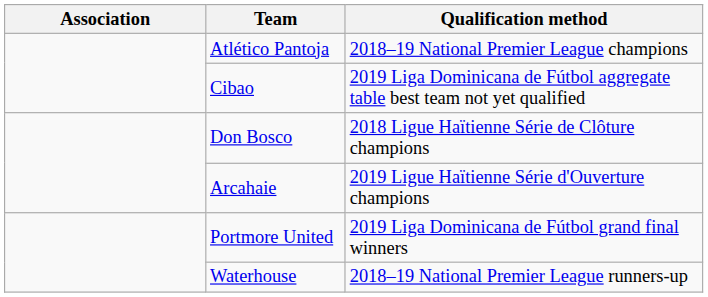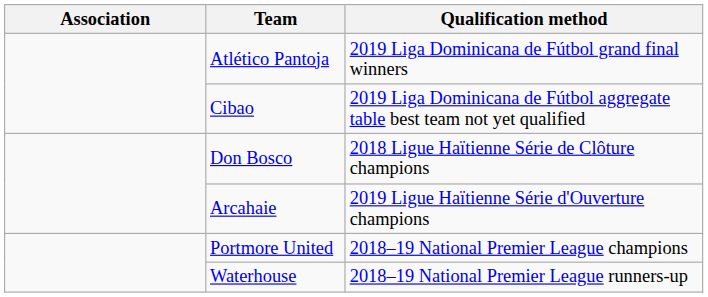(519, 48) 2018–19 National Premier League champions -> (514, 58) 2019 Liga Dominicana de Fútbol grand final winners
(514, 237) 2019 Liga Dominicana de Fútbol grand final winners -> (519, 247) 2018–19 National Premier League champions
